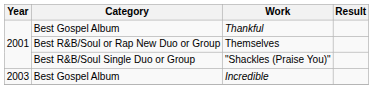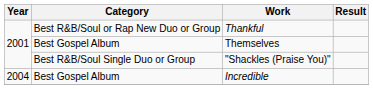(77, 28) Best Gospel Album -> (127, 28) Best R&B/Soul or Rap New Duo or Group
(127, 44) Best R&B/Soul or Rap New Duo or Group -> (77, 44) Best Gospel Album
(18, 76) 2003 -> (18, 76) 2004
